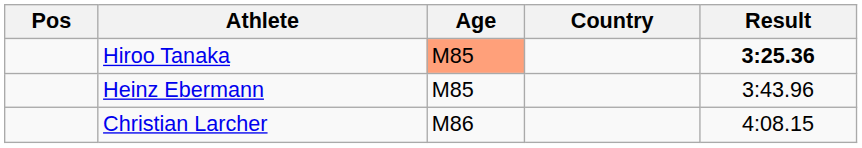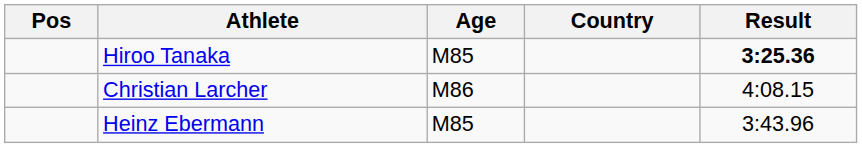(453, 55) lightsalmon background -> (453, 55) no background
rows swapped: (184, 90) <-> (185, 124)
